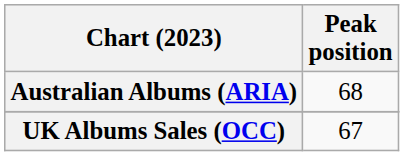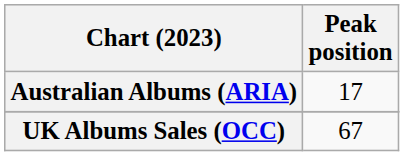(351, 91) 68 -> (351, 91) 17
